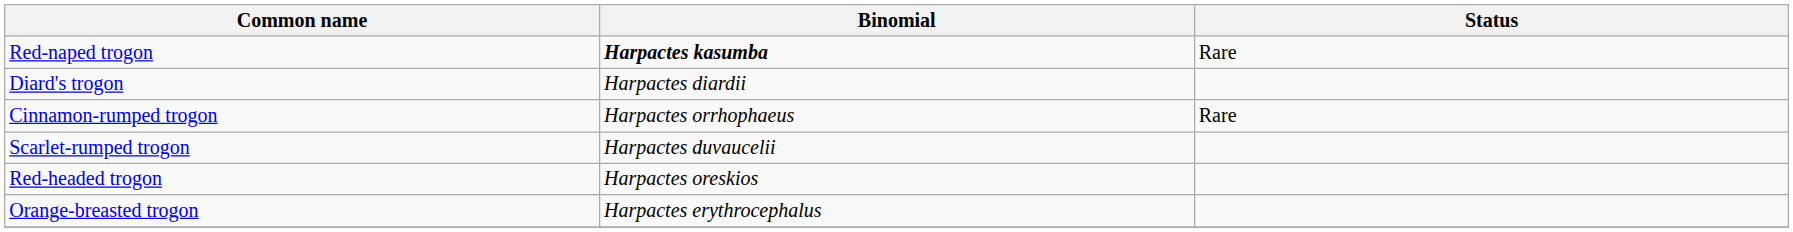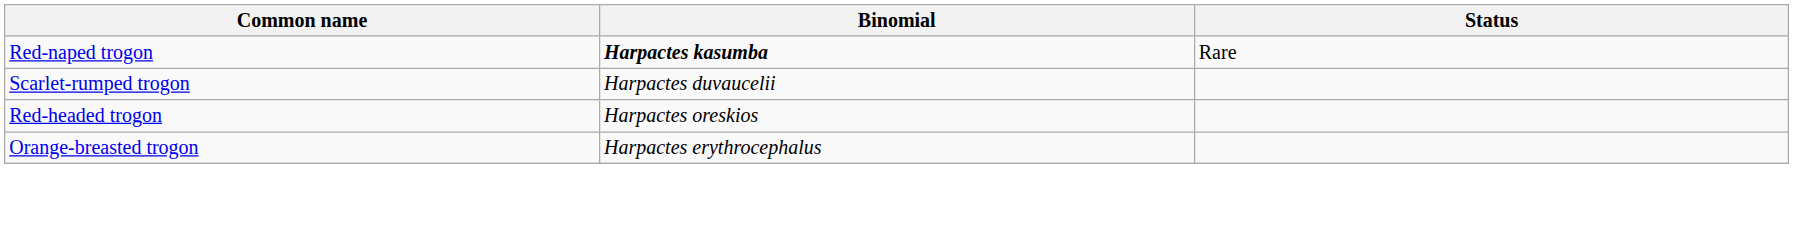- row: (66, 83)
- row: (113, 115)
